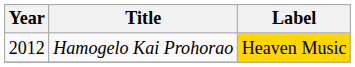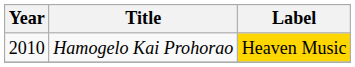(27, 47) 2012 -> (27, 47) 2010
